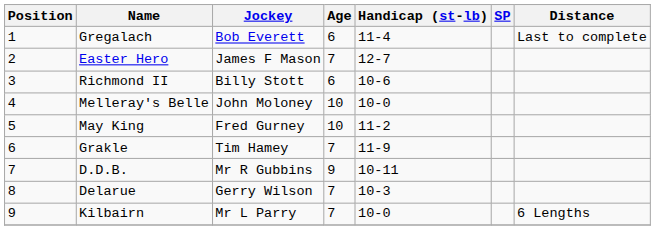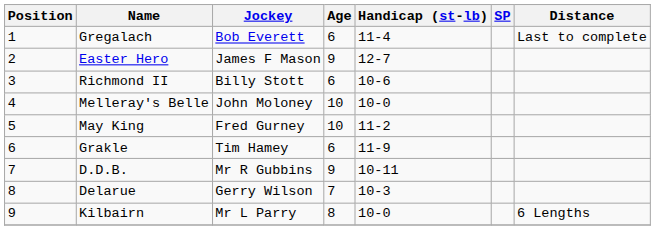(331, 60) 7 -> (331, 60) 9
(331, 148) 7 -> (331, 148) 6
(331, 214) 7 -> (331, 214) 8
